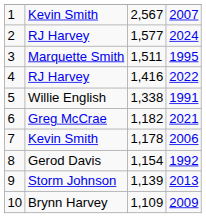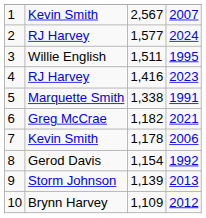(76, 56) Marquette Smith -> (67, 56) Willie English
(184, 77) 2022 -> (184, 77) 2023
(67, 98) Willie English -> (76, 98) Marquette Smith
(184, 202) 2009 -> (184, 202) 2012
